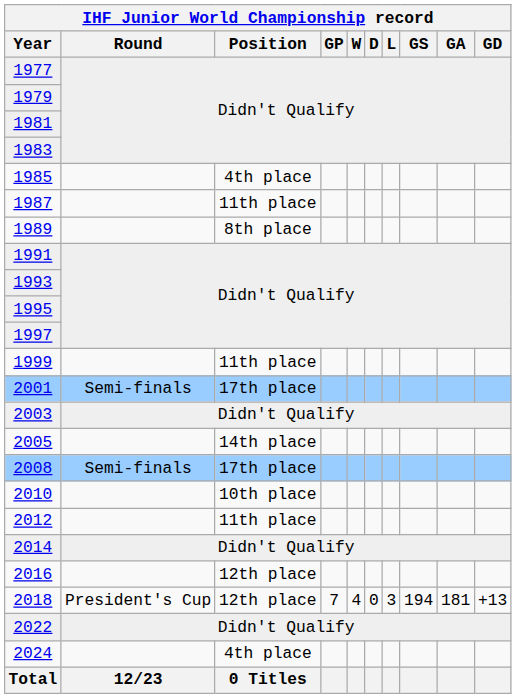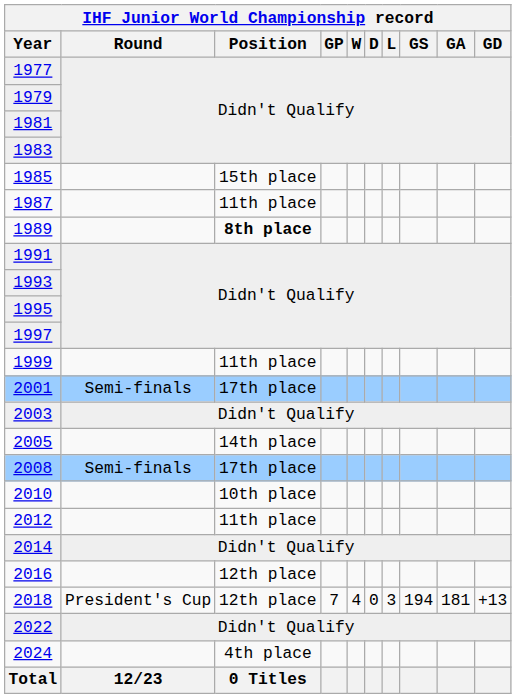(268, 177) 4th place -> (268, 177) 15th place
(268, 230) normal -> (268, 230) bold
